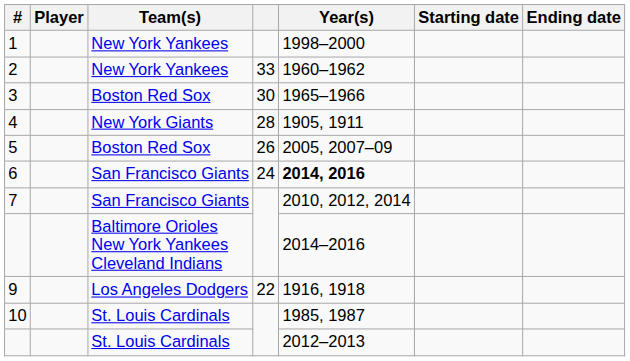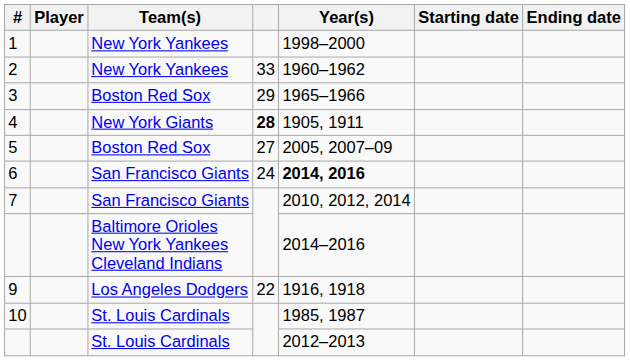(266, 95) 30 -> (266, 95) 29
(266, 122) normal -> (266, 122) bold
(266, 148) 26 -> (266, 148) 27
